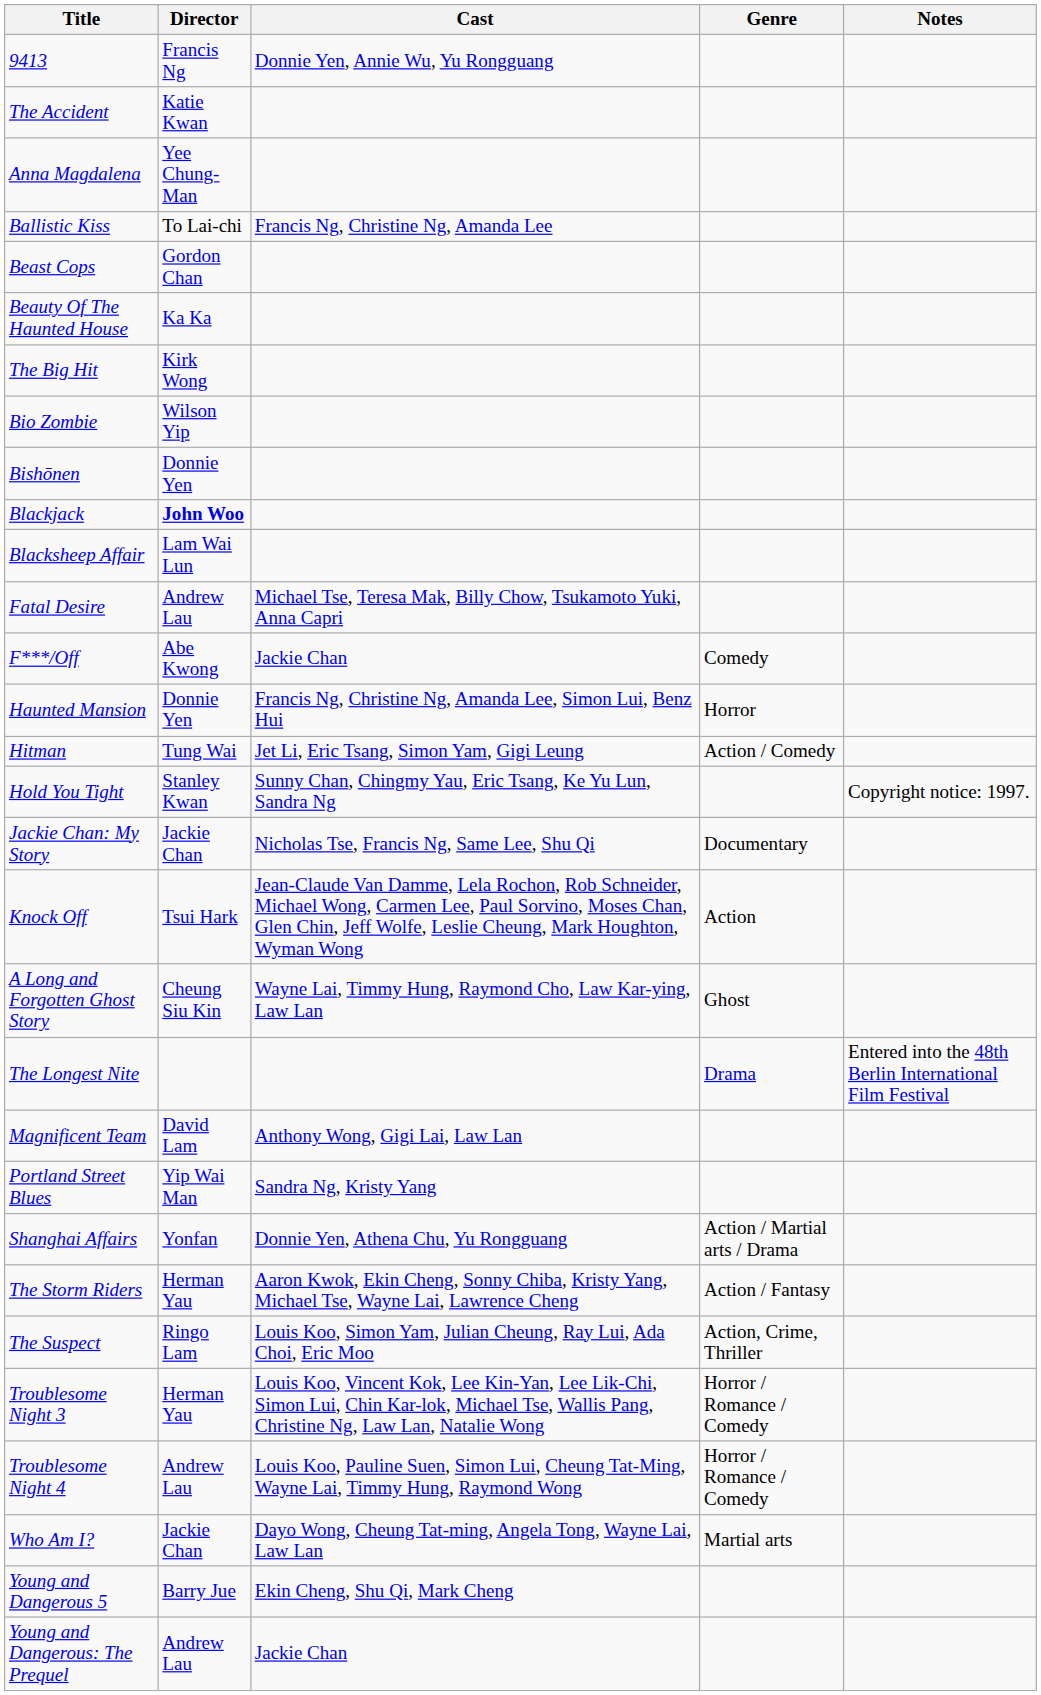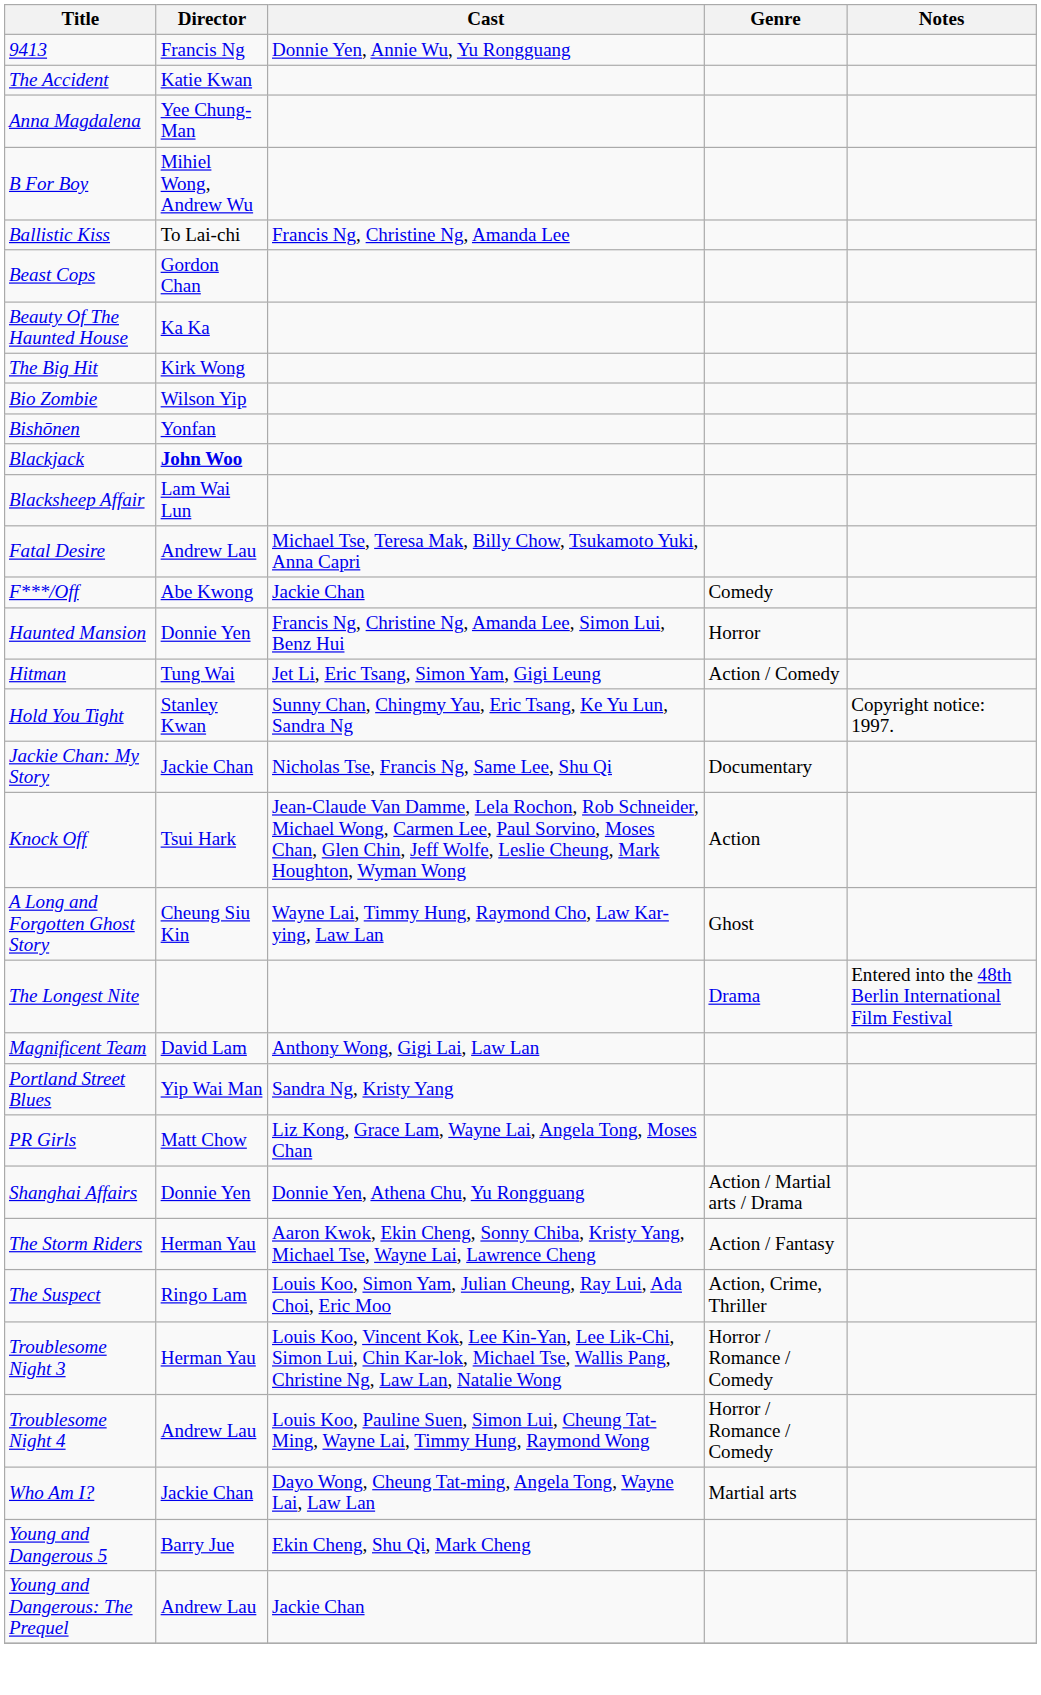+ row: (49, 183)
(190, 473) Donnie Yen -> (188, 428) Yonfan
+ row: (43, 1140)
(190, 1238) Yonfan -> (206, 1192) Donnie Yen
